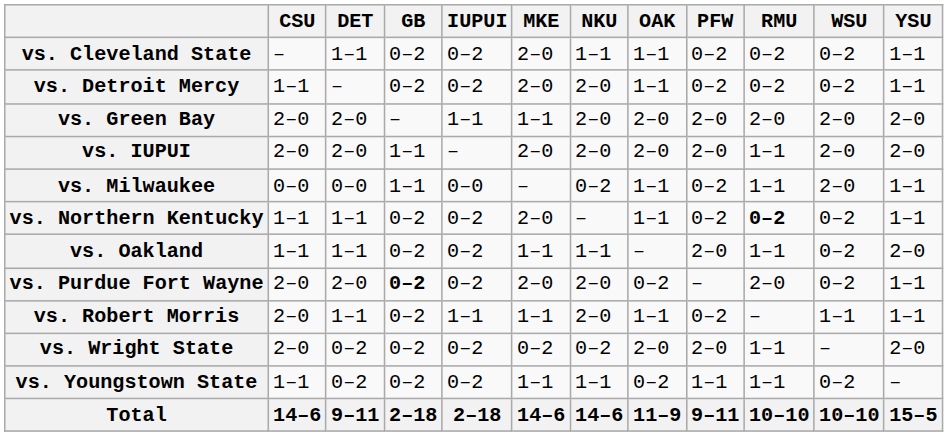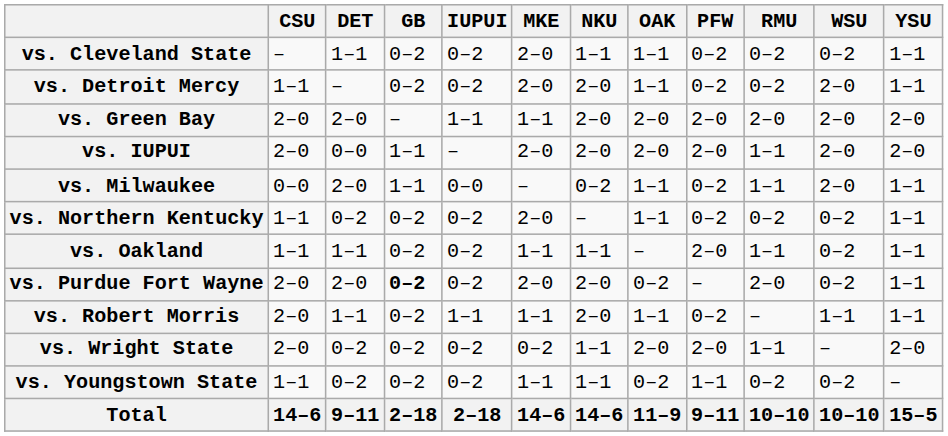(837, 87) 0–2 -> (837, 87) 2–0
(349, 153) 2–0 -> (349, 153) 0–0
(349, 185) 0–0 -> (349, 185) 2–0
(349, 218) 1–1 -> (349, 218) 0–2
(767, 218) bold -> (767, 218) normal
(907, 251) 2–0 -> (907, 251) 1–1
(593, 350) 0–2 -> (593, 350) 1–1
(767, 382) 1–1 -> (767, 382) 0–2
